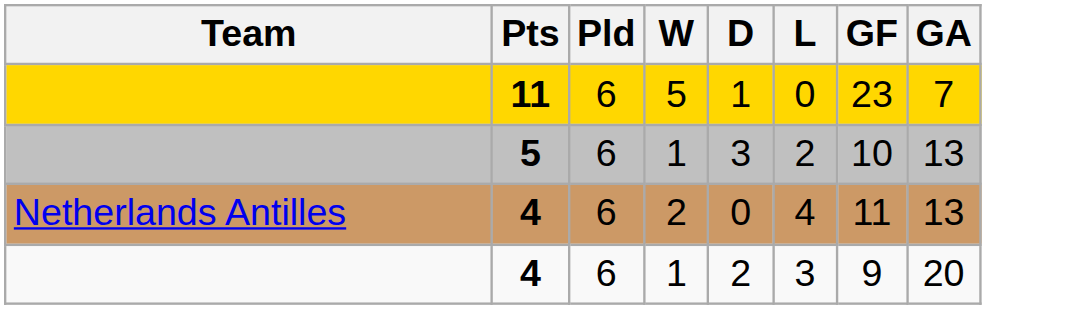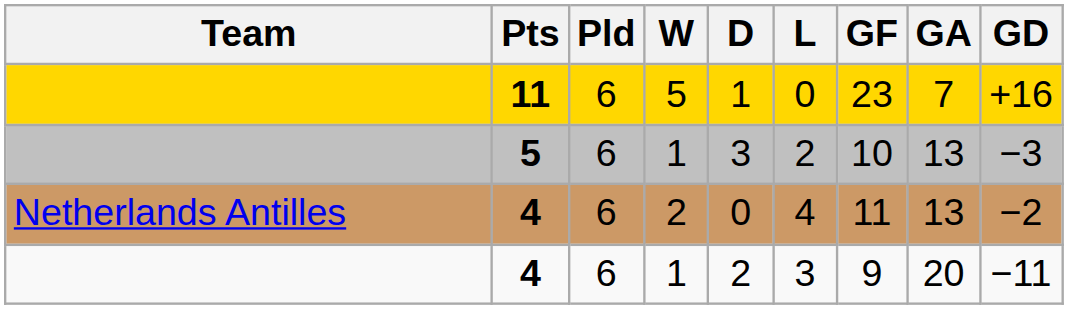+ column: (1021, 34)
